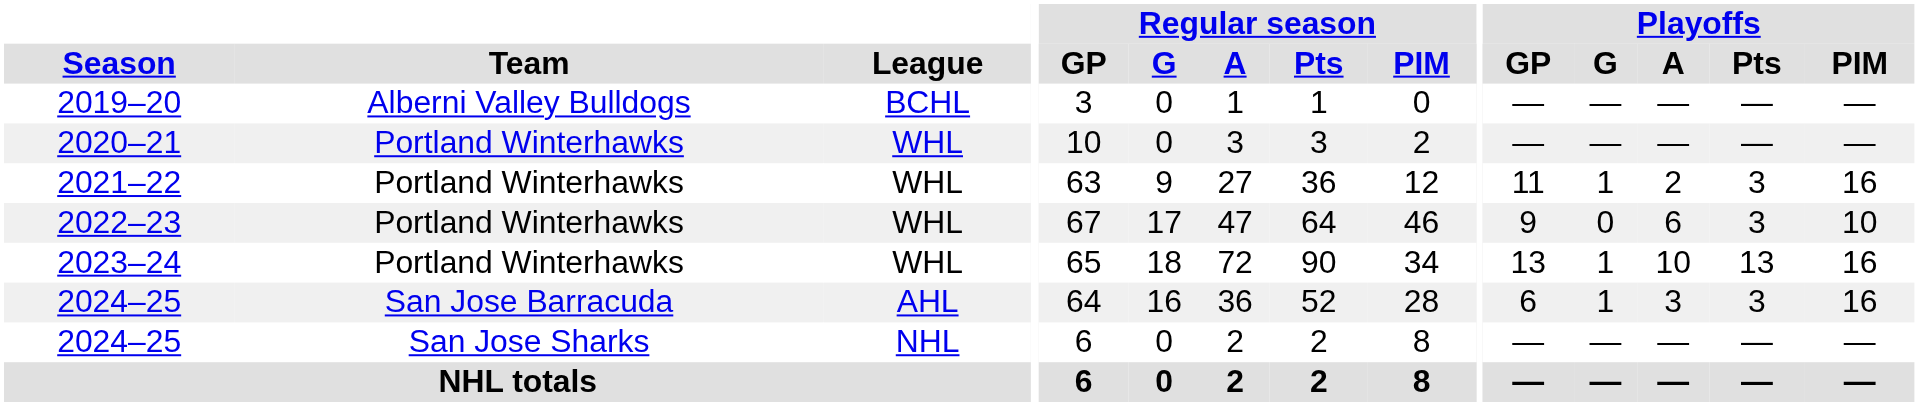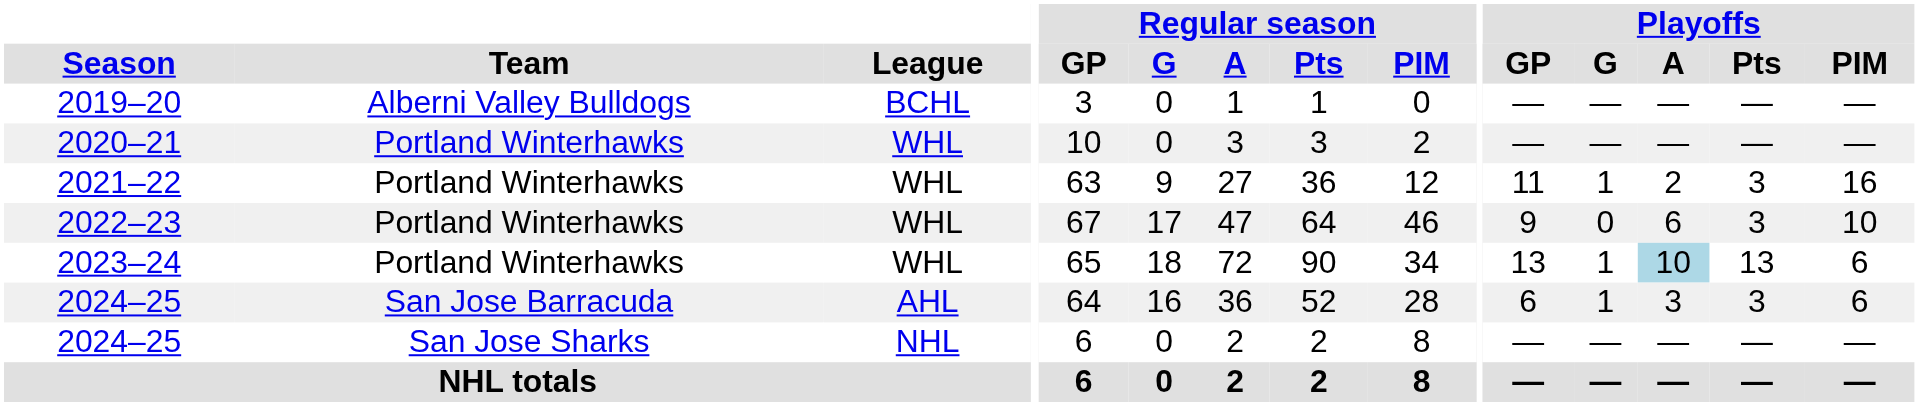(1673, 262) no background -> (1673, 262) lightblue background
(1860, 262) 16 -> (1860, 262) 6
(1860, 302) 16 -> (1860, 302) 6
